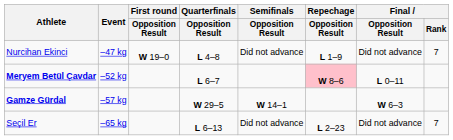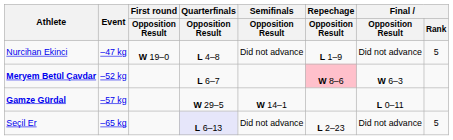(436, 53) 7 -> (436, 53) 5
(390, 81) L 0–11 -> (390, 81) W 6–3
(390, 105) W 6–3 -> (390, 105) L 0–11
(209, 128) no background -> (209, 128) lavender background
(436, 124) 7 -> (436, 124) 5
